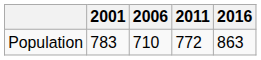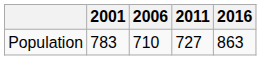(189, 42) 772 -> (189, 42) 727
